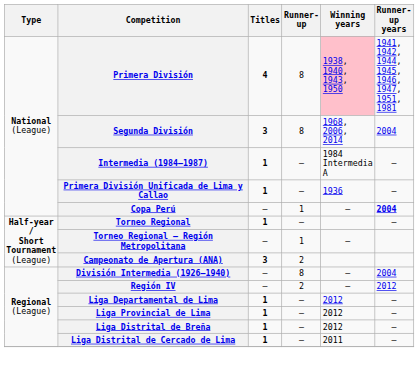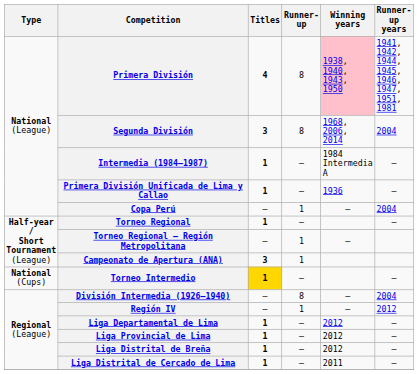(387, 209) bold -> (387, 209) normal
(301, 260) 2 -> (301, 260) 1
+ row: (153, 278)
(301, 287) 2 -> (301, 310) 1
